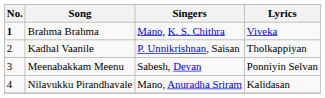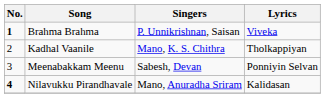(181, 31) Mano, K. S. Chithra -> (189, 31) P. Unnikrishnan, Saisan
(189, 49) P. Unnikrishnan, Saisan -> (181, 49) Mano, K. S. Chithra
(10, 84) normal -> (10, 84) bold
